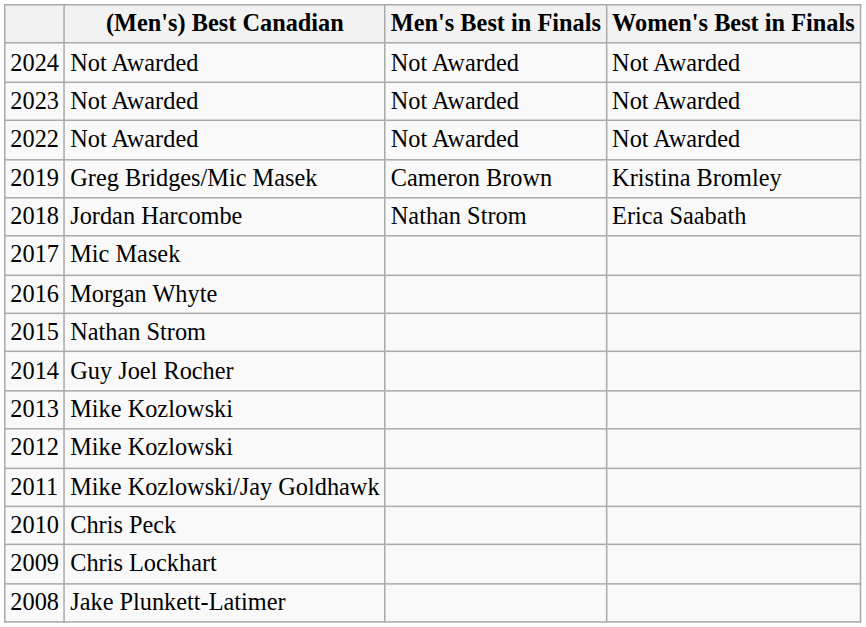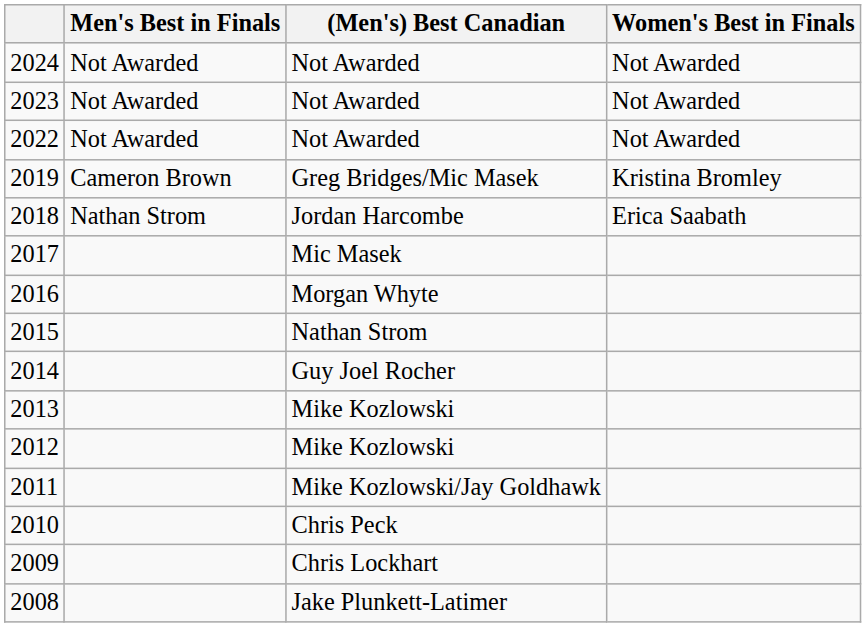columns swapped: (225, 23) <-> (496, 23)
